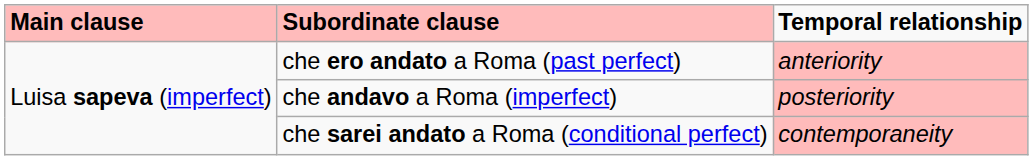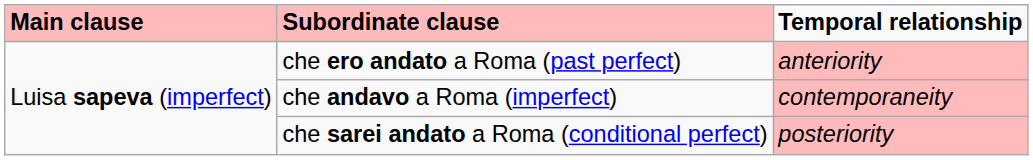(836, 97) posteriority -> (865, 97) contemporaneity
(865, 135) contemporaneity -> (836, 135) posteriority
